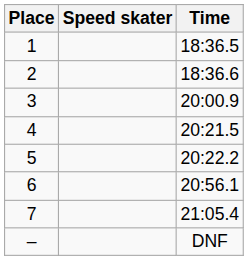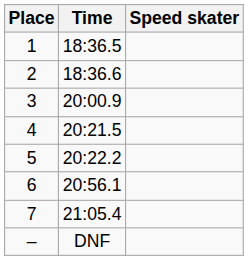columns swapped: (117, 18) <-> (210, 18)
